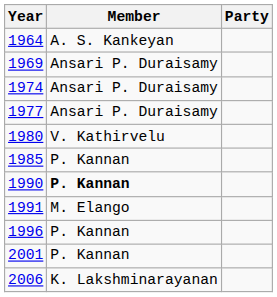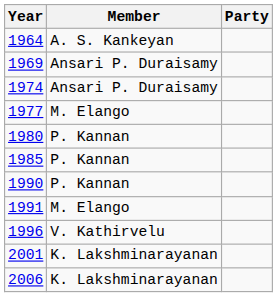(134, 112) Ansari P. Duraisamy -> (90, 112) M. Elango
(108, 136) V. Kathirvelu -> (90, 136) P. Kannan
(90, 184) bold -> (90, 184) normal
(90, 232) P. Kannan -> (108, 232) V. Kathirvelu
(90, 256) P. Kannan -> (134, 256) K. Lakshminarayanan
